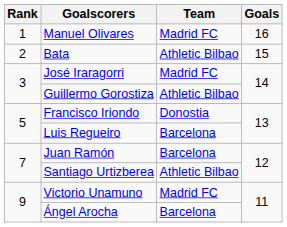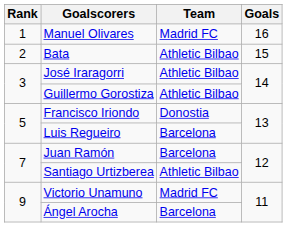(189, 73) Madrid FC -> (199, 73) Athletic Bilbao
